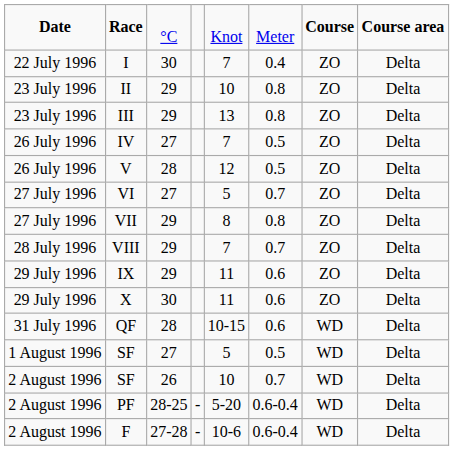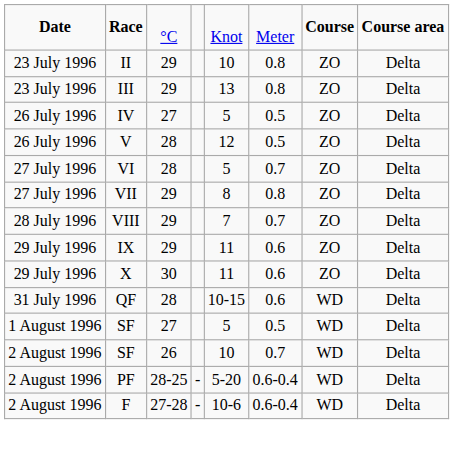- row: (55, 63)
(226, 142) 7 -> (226, 116) 5
(169, 195) 27 -> (169, 168) 28
